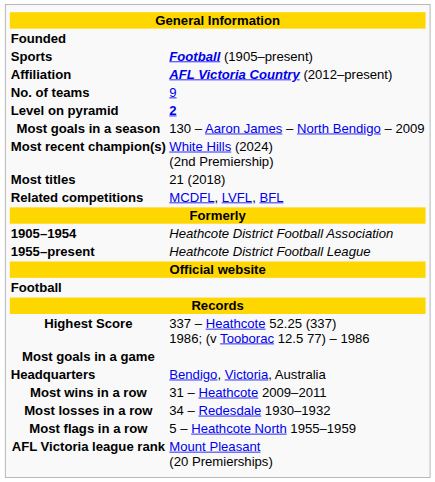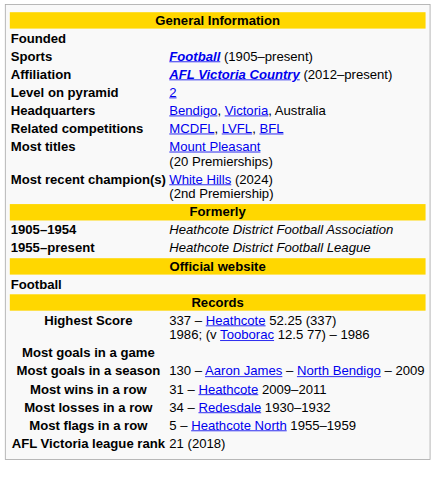- row: (50, 92)
(173, 110) bold -> (173, 92) normal
rows swapped: (53, 374) <-> (88, 128)
rows swapped: (88, 146) <-> (77, 197)
(197, 179) 21 (2018) -> (221, 154) Mount Pleasant (20 Premierships)
(221, 454) Mount Pleasant (20 Premierships) -> (197, 443) 21 (2018)
